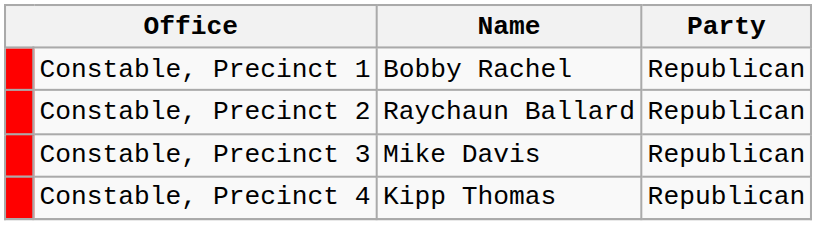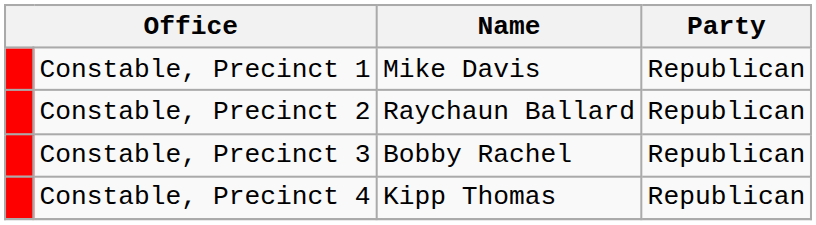(478, 69) Bobby Rachel -> (462, 69) Mike Davis
(462, 155) Mike Davis -> (478, 155) Bobby Rachel
